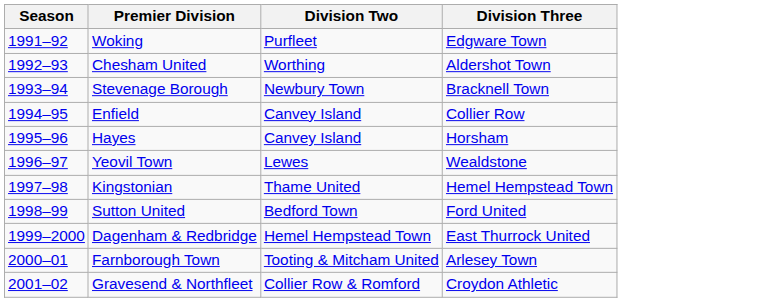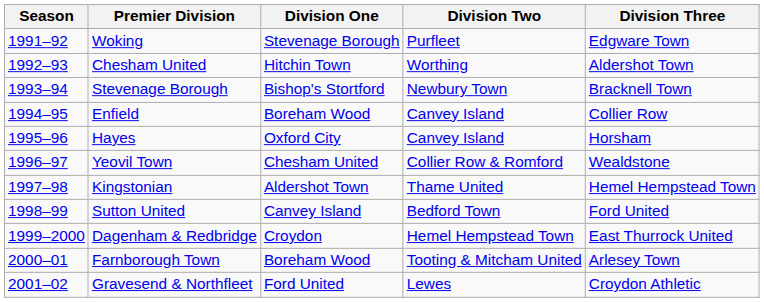+ column: (332, 16)
(286, 162) Lewes -> (485, 162) Collier Row & Romford
(342, 284) Collier Row & Romford -> (429, 284) Lewes
